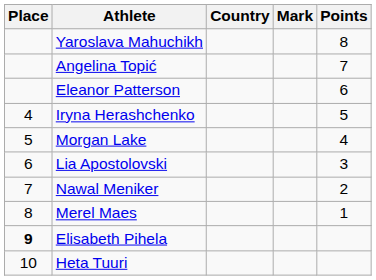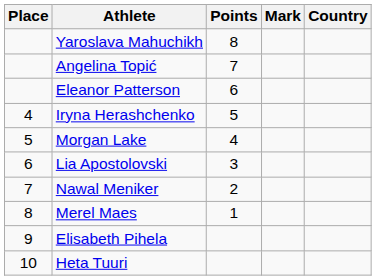columns swapped: (240, 16) <-> (344, 16)
(28, 238) bold -> (28, 238) normal
